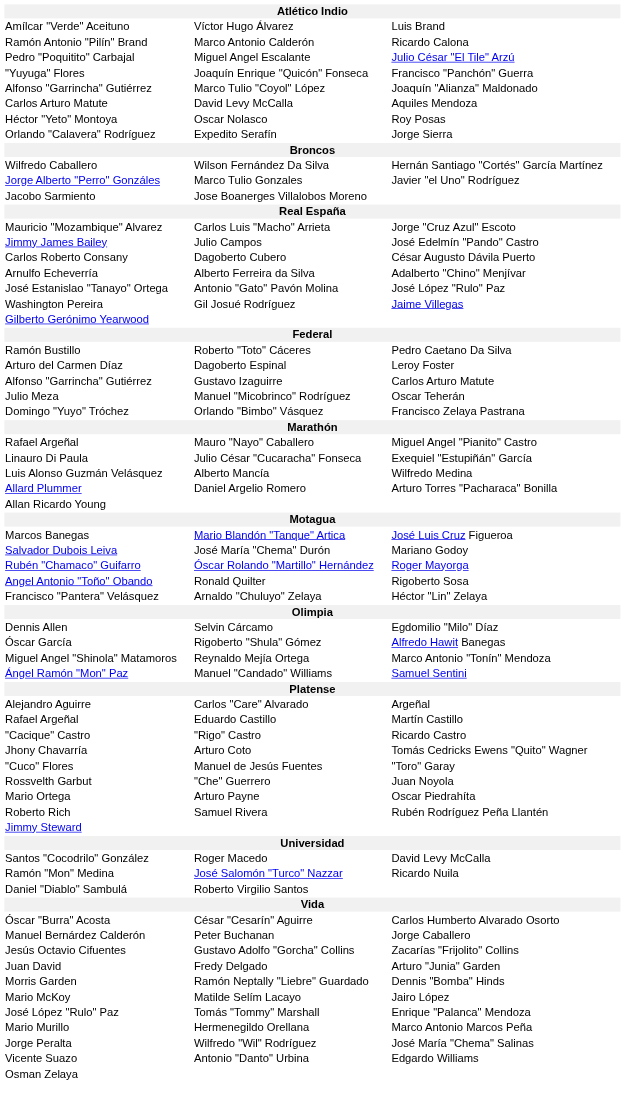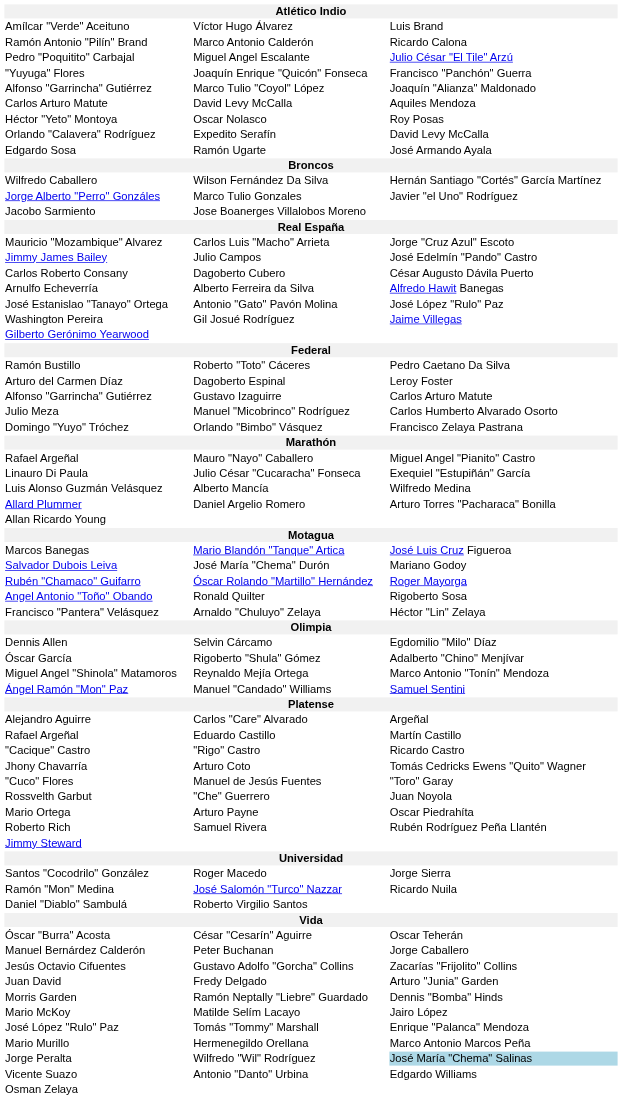(422, 134) Jorge Sierra -> (439, 134) David Levy McCalla
+ row: (41, 150)
(459, 273) Adalberto "Chino" Menjívar -> (447, 288) Alfredo Hawit Banegas
(428, 396) Oscar Teherán -> (474, 411) Carlos Humberto Alvarado Osorto
(448, 642) Alfredo Hawit Banegas -> (457, 658) Adalberto "Chino" Menjívar
(441, 858) David Levy McCalla -> (420, 873) Jorge Sierra
(475, 920) Carlos Humberto Alvarado Osorto -> (426, 935) Oscar Teherán
(463, 1043) no background -> (461, 1058) lightblue background
